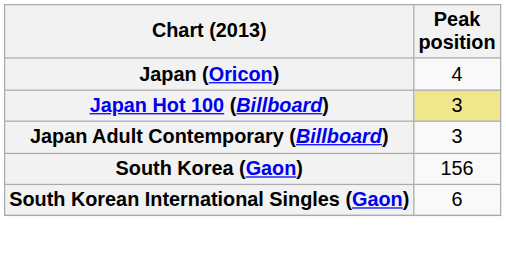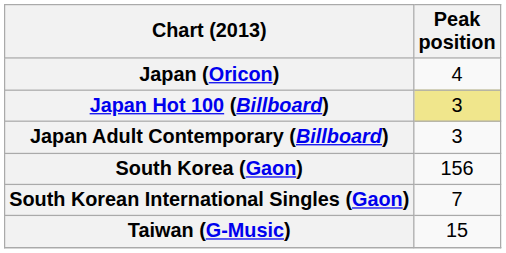(457, 199) 6 -> (457, 199) 7
+ row: (209, 231)
